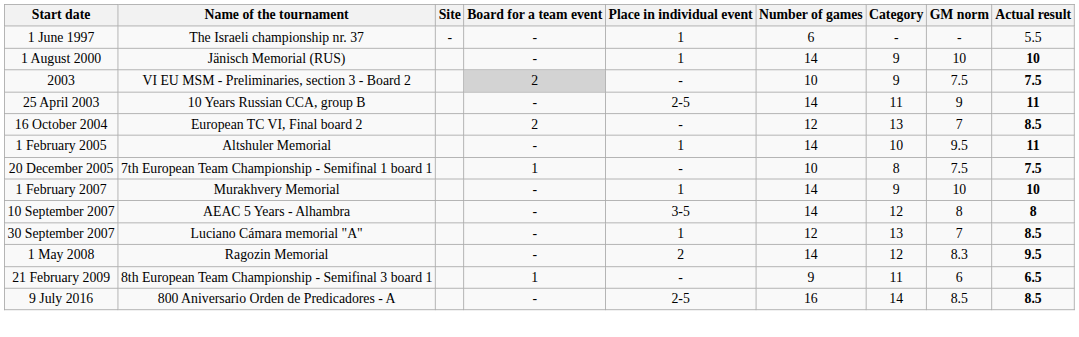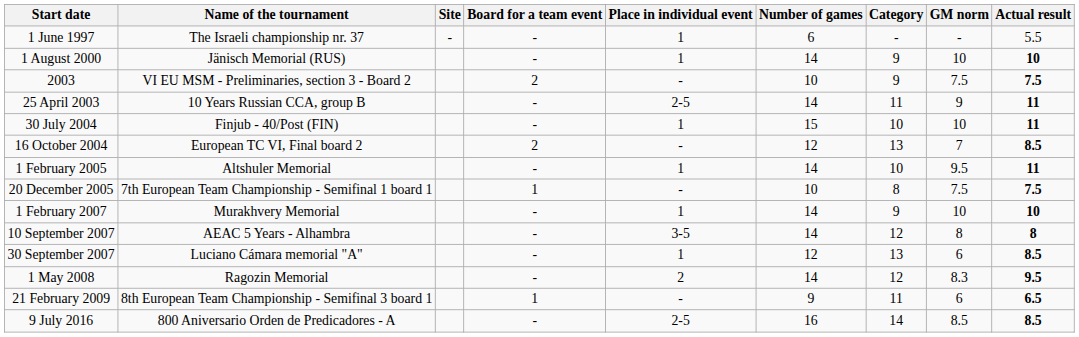(535, 80) lightgrey background -> (535, 80) no background
+ row: (61, 124)
(959, 233) 7 -> (959, 255) 6
